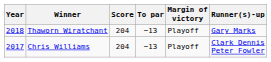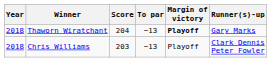(183, 31) normal -> (183, 31) bold
(15, 47) 2017 -> (15, 47) 2018
(122, 47) 204 -> (122, 47) 203
